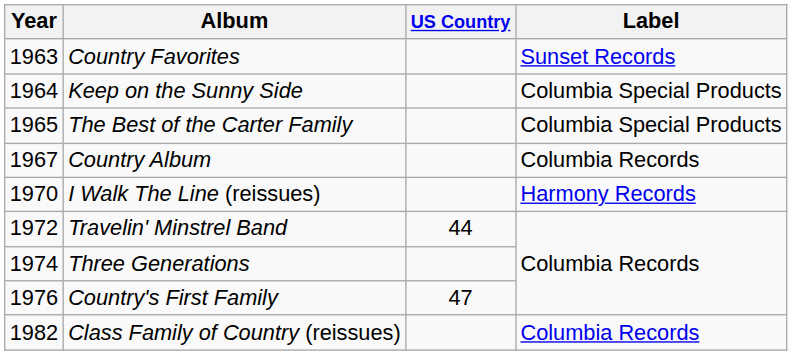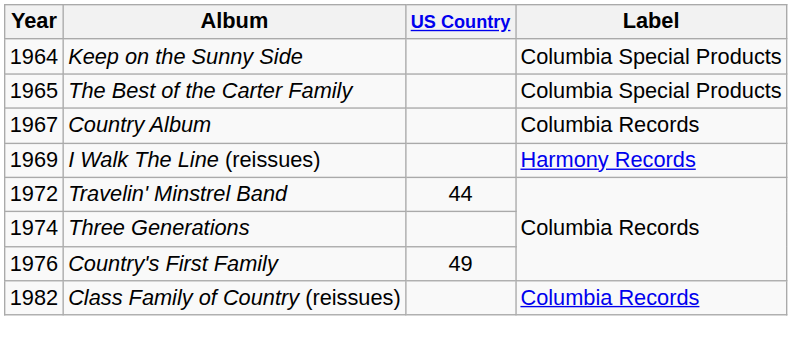- row: (154, 56)
(34, 194) 1970 -> (34, 159) 1969
(461, 297) 47 -> (461, 263) 49
